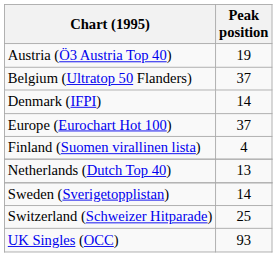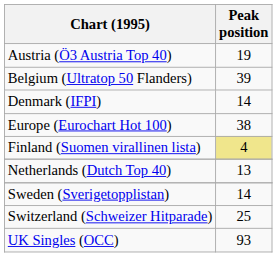(244, 78) 37 -> (244, 78) 39
(244, 124) 37 -> (244, 124) 38
(244, 147) no background -> (244, 147) khaki background
